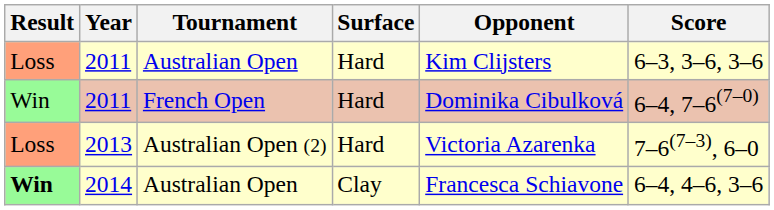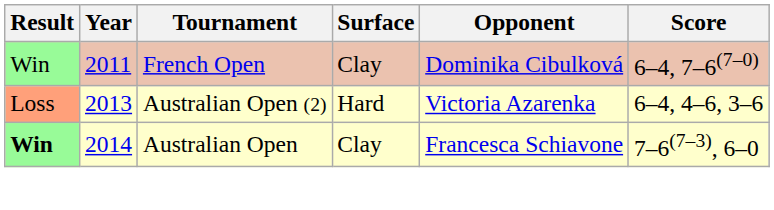- row: (108, 60)
(361, 100) Hard -> (360, 63) Clay
(696, 144) 7–6(7–3), 6–0 -> (699, 104) 6–4, 4–6, 3–6
(699, 185) 6–4, 4–6, 3–6 -> (696, 144) 7–6(7–3), 6–0
